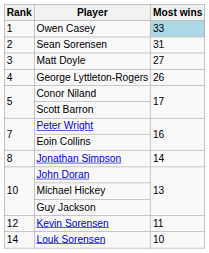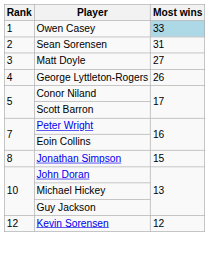(159, 158) 14 -> (159, 158) 15
(158, 223) 11 -> (159, 223) 12
- row: (71, 239)
